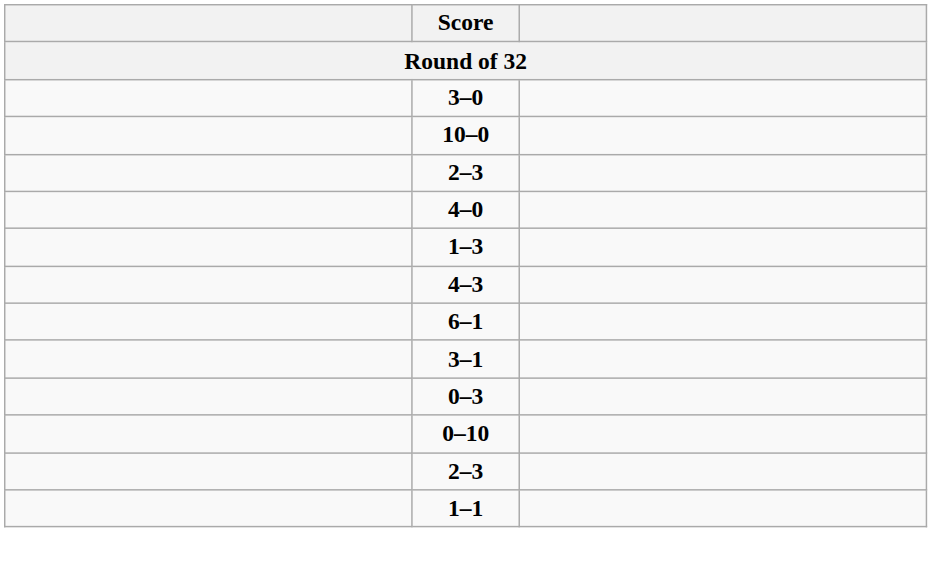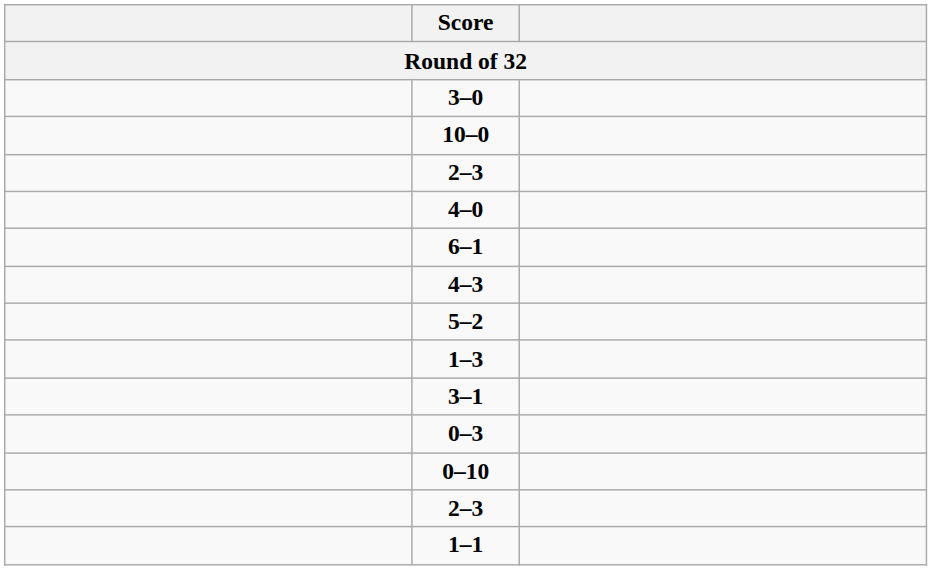rows swapped: (209, 247) <-> (209, 322)
+ row: (209, 322)
